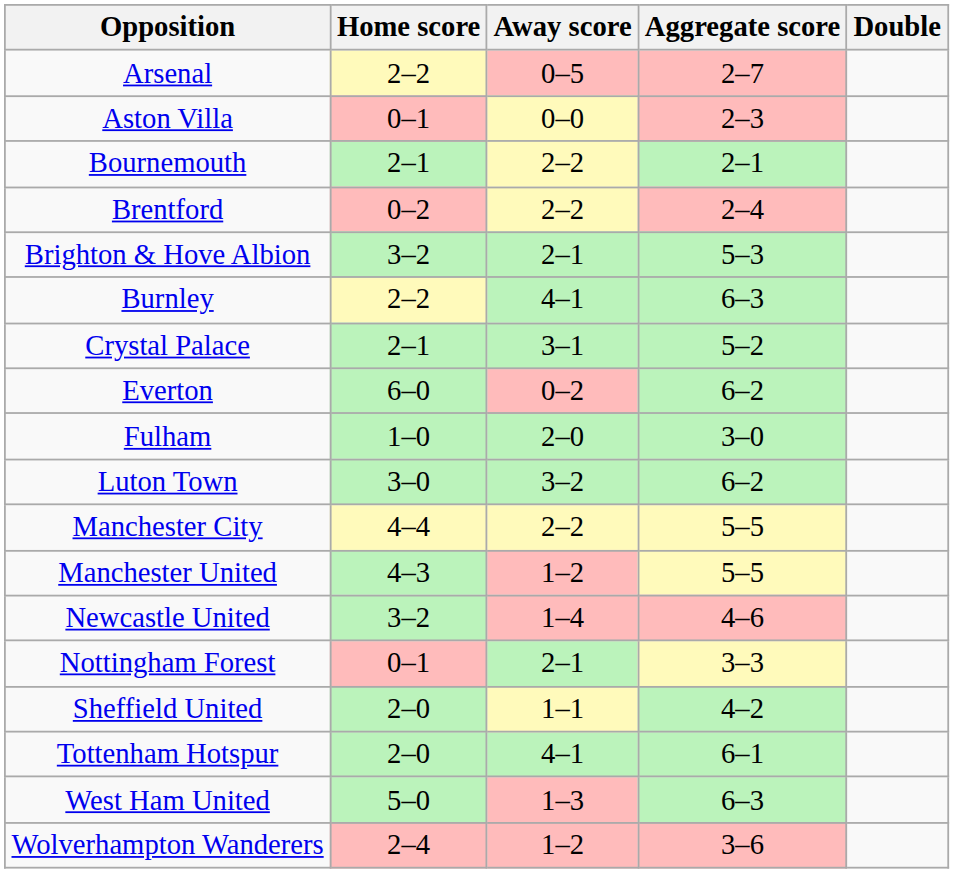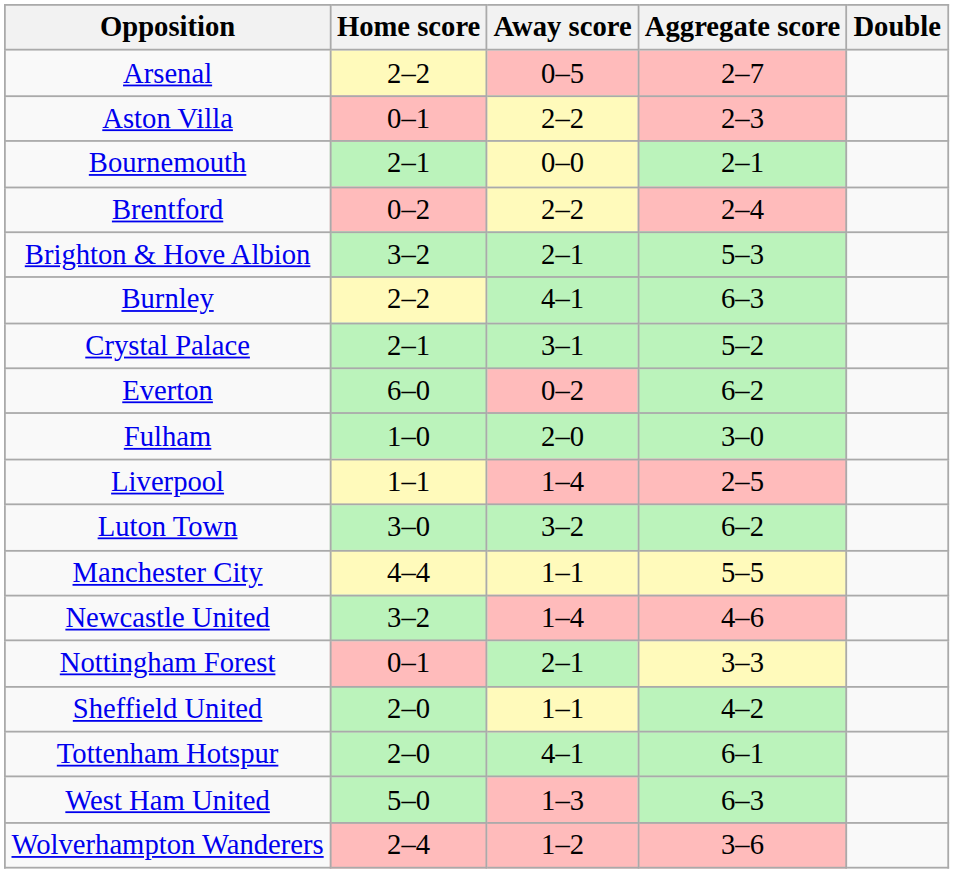(563, 118) 0–0 -> (563, 118) 2–2
(563, 163) 2–2 -> (563, 163) 0–0
+ row: (168, 481)
(563, 526) 2–2 -> (563, 572) 1–1
- row: (168, 572)
